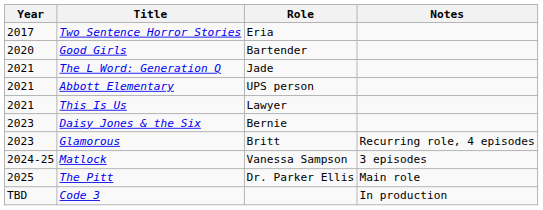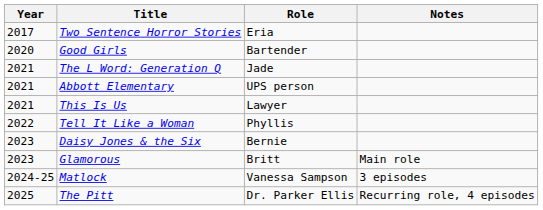+ row: (127, 123)
(447, 141) Recurring role, 4 episodes -> (390, 159) Main role
(390, 178) Main role -> (447, 196) Recurring role, 4 episodes
- row: (80, 196)
